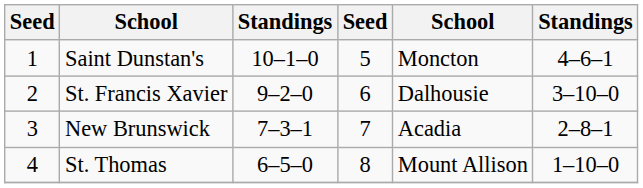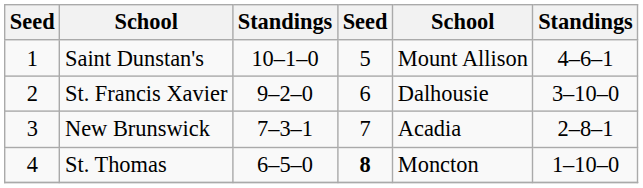(438, 57) Moncton -> (463, 57) Mount Allison
(365, 164) normal -> (365, 164) bold
(463, 164) Mount Allison -> (438, 164) Moncton
